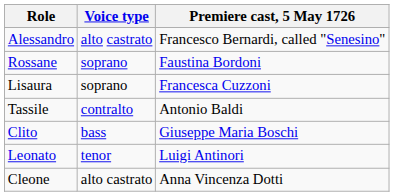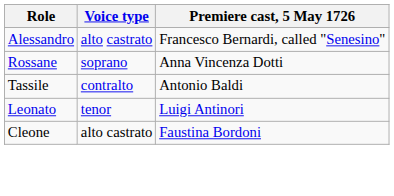(210, 62) Faustina Bordoni -> (221, 62) Anna Vincenza Dotti
- row: (30, 86)
- row: (23, 132)
(221, 179) Anna Vincenza Dotti -> (210, 132) Faustina Bordoni
